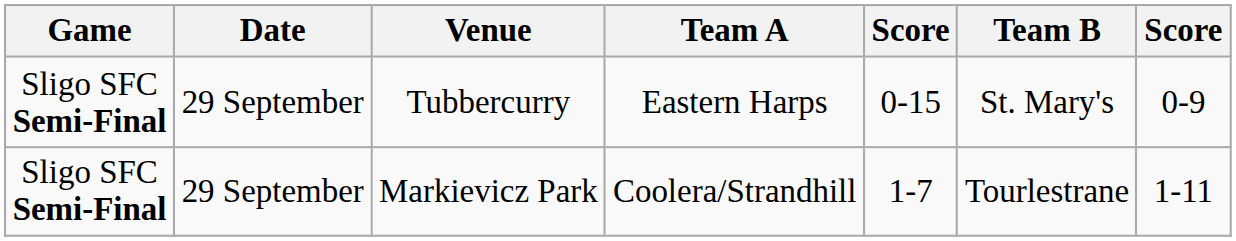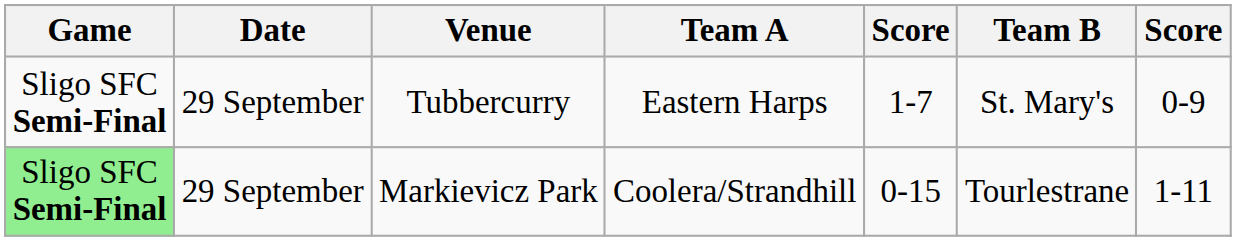(911, 101) 0-15 -> (911, 101) 1-7
(90, 190) no background -> (90, 190) lightgreen background
(911, 190) 1-7 -> (911, 190) 0-15
